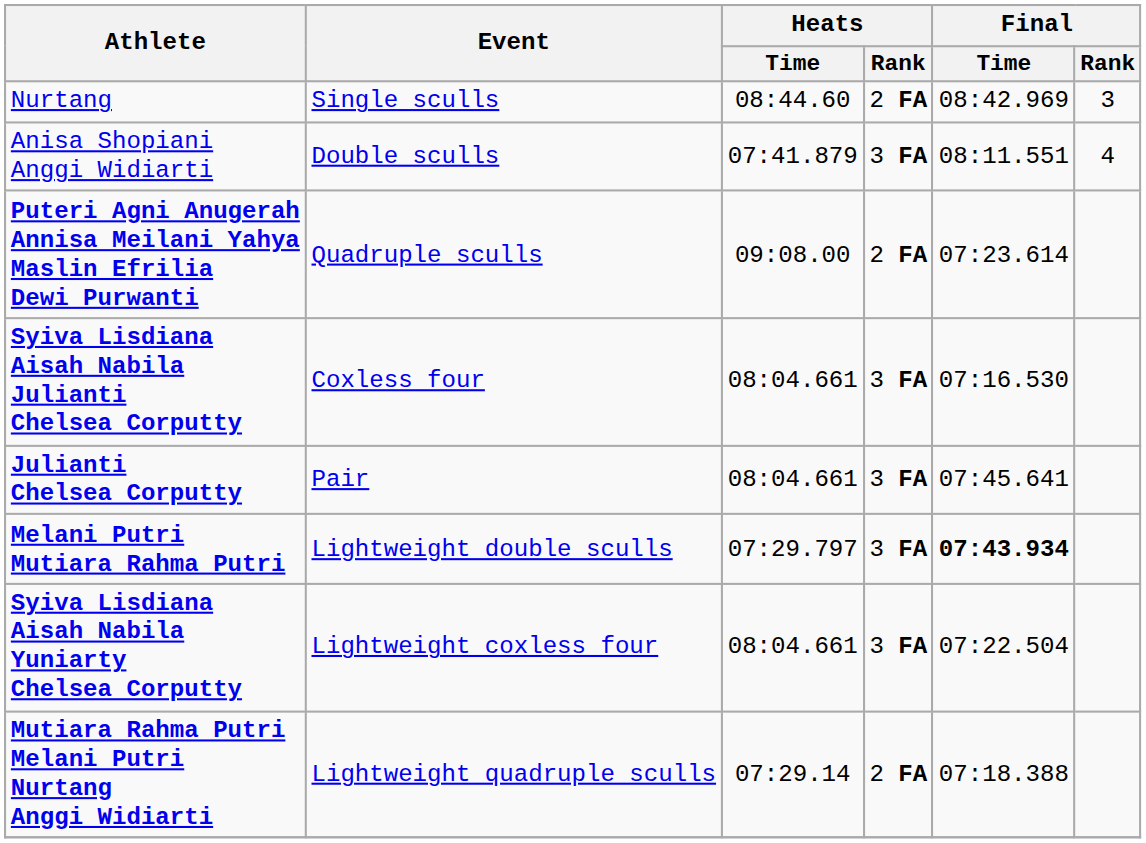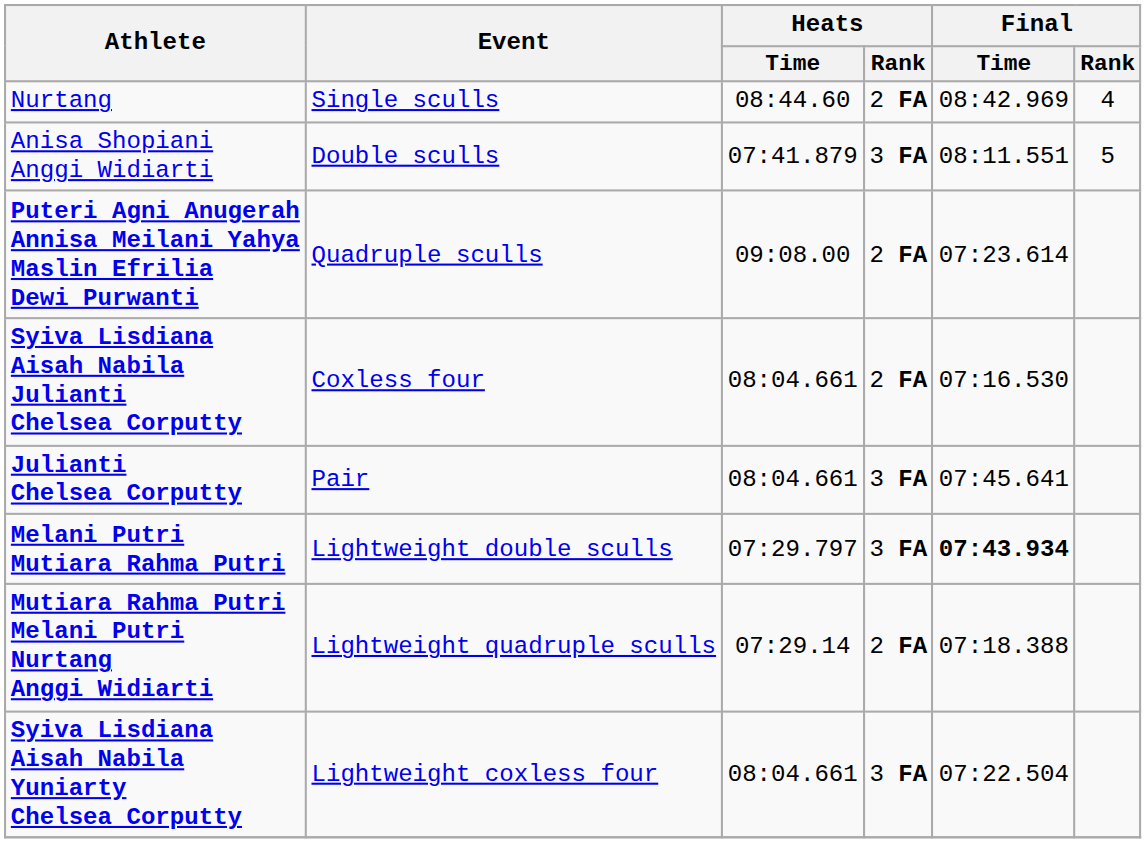(1108, 101) 3 -> (1108, 101) 4
(1108, 156) 4 -> (1108, 156) 5
(898, 381) 3 FA -> (898, 381) 2 FA
rows swapped: (148, 774) <-> (126, 647)
